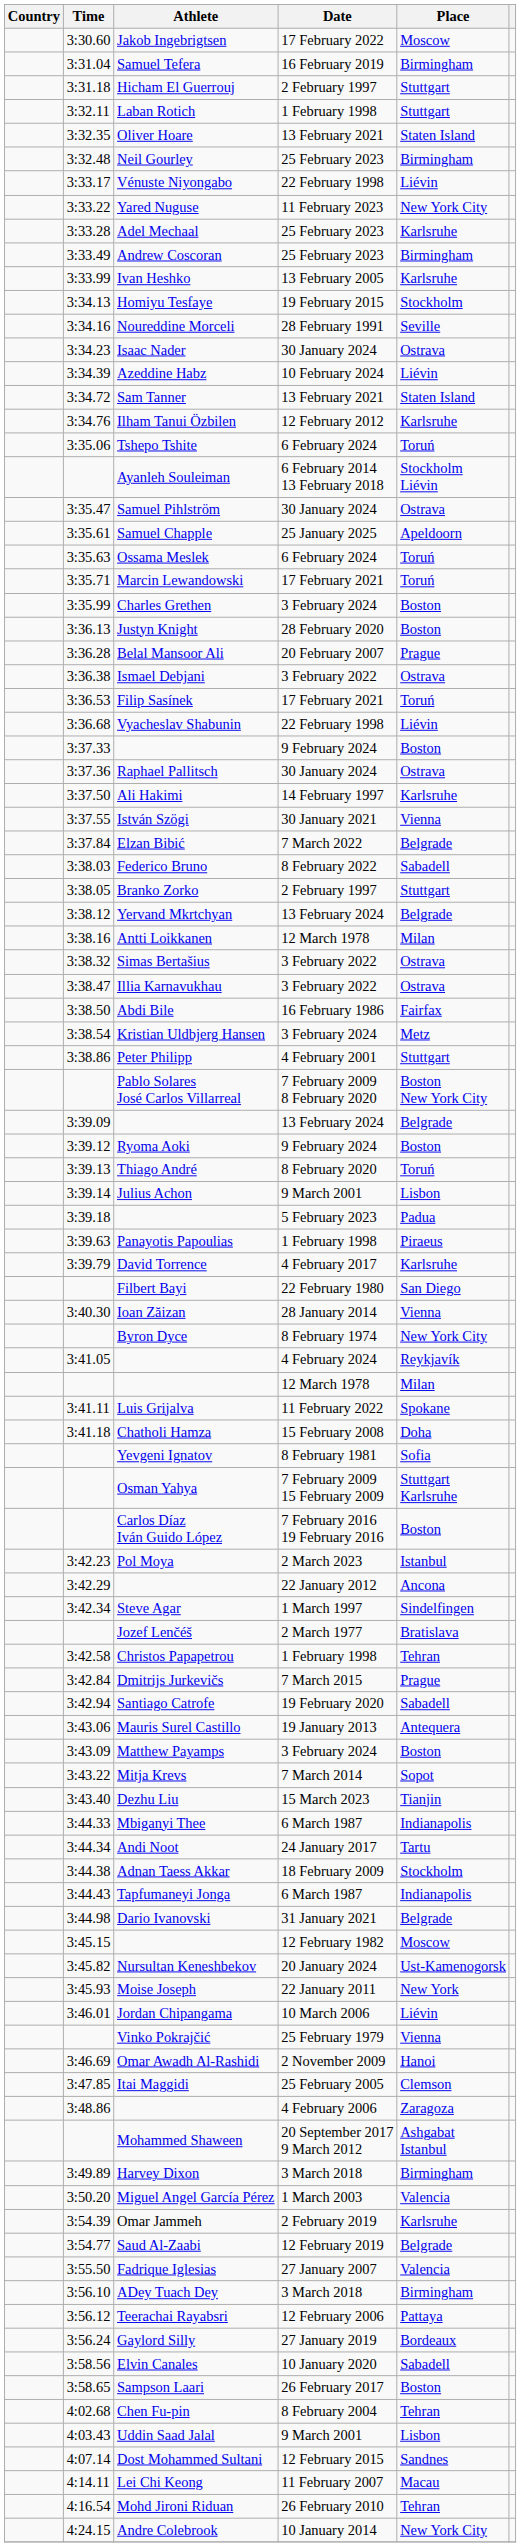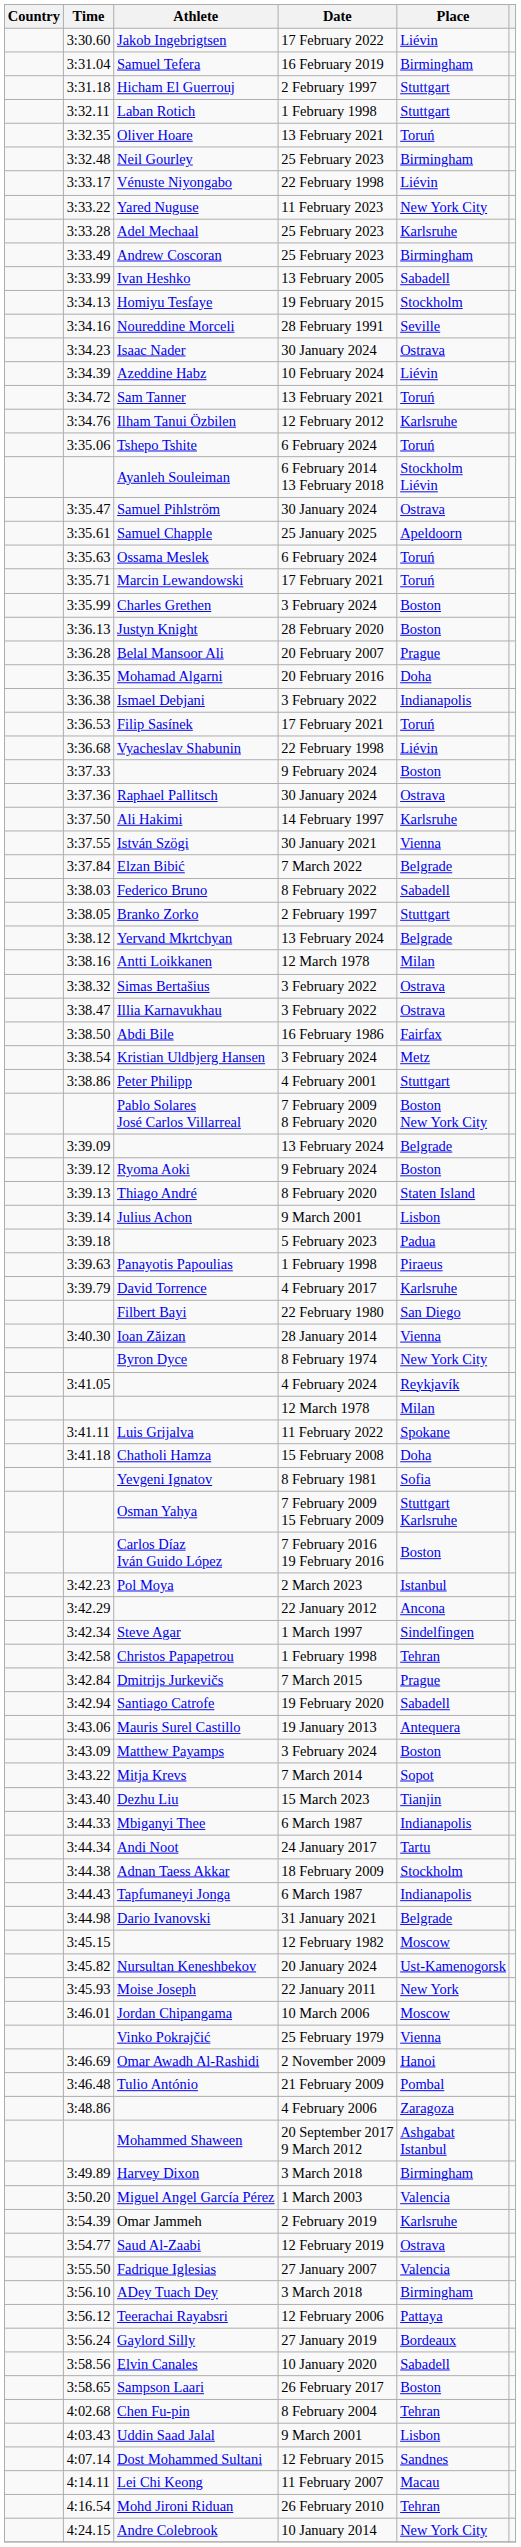(425, 40) Moscow -> (419, 40) Liévin
(438, 135) Staten Island -> (417, 135) Toruń
(429, 278) Karlsruhe -> (425, 278) Sabadell
(438, 397) Staten Island -> (417, 397) Toruń
+ row: (89, 676)
(423, 676) Ostrava -> (436, 700) Indianapolis
(417, 1169) Toruń -> (438, 1193) Staten Island
- row: (89, 1633)
(419, 2013) Liévin -> (425, 2013) Moscow
+ row: (89, 2084)
- row: (89, 2084)
(426, 2244) Belgrade -> (423, 2244) Ostrava
